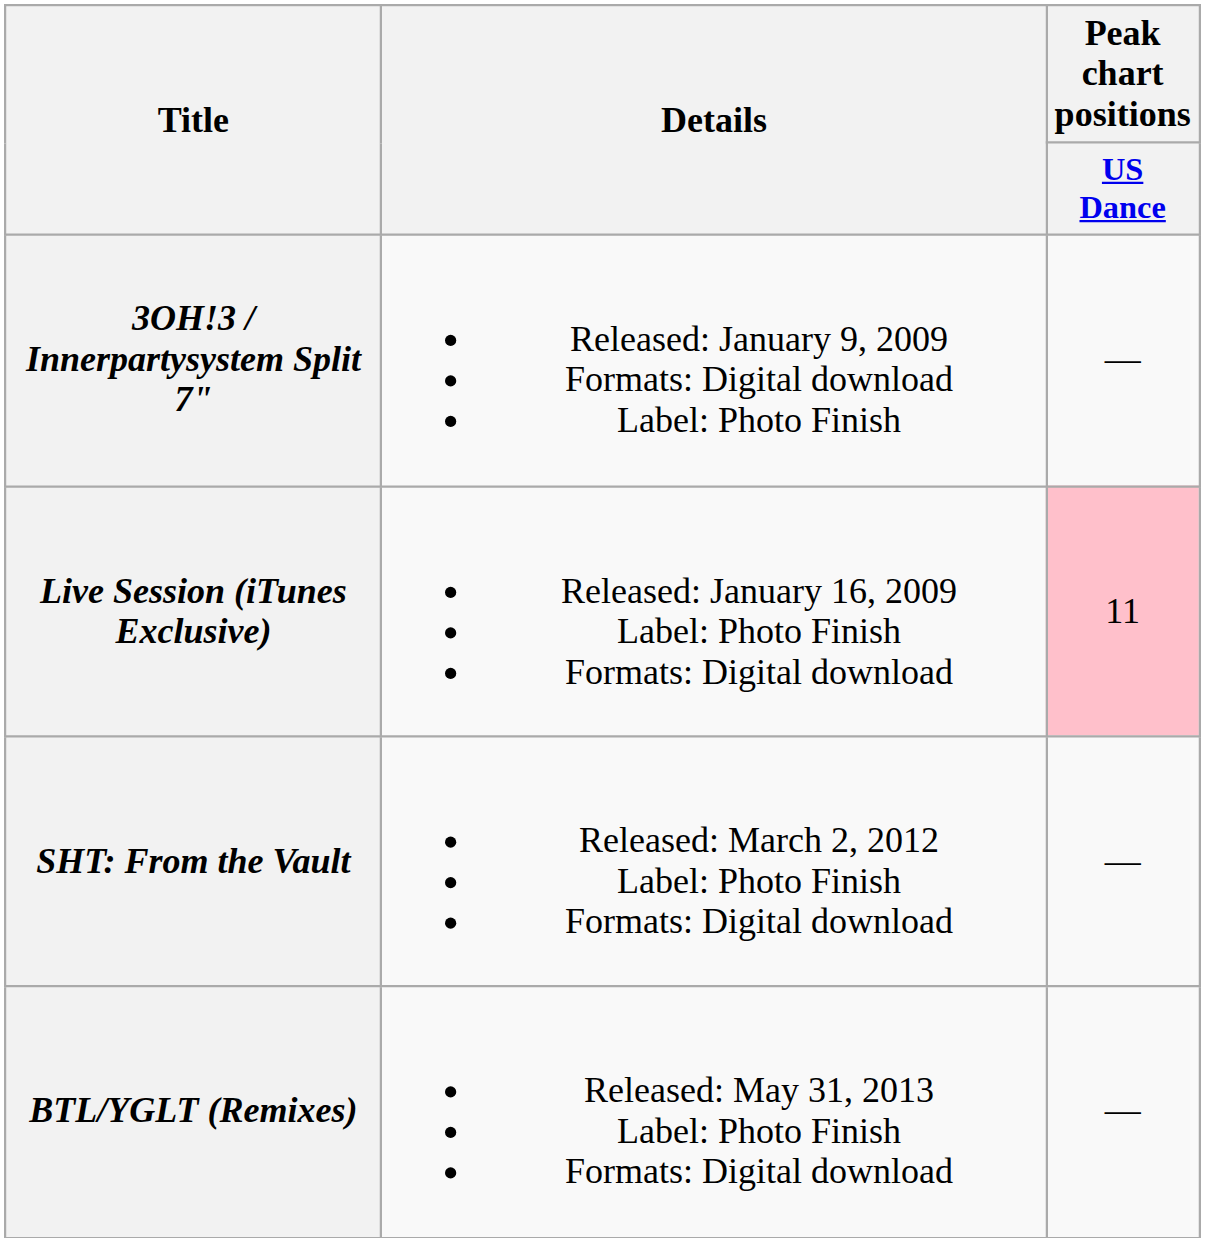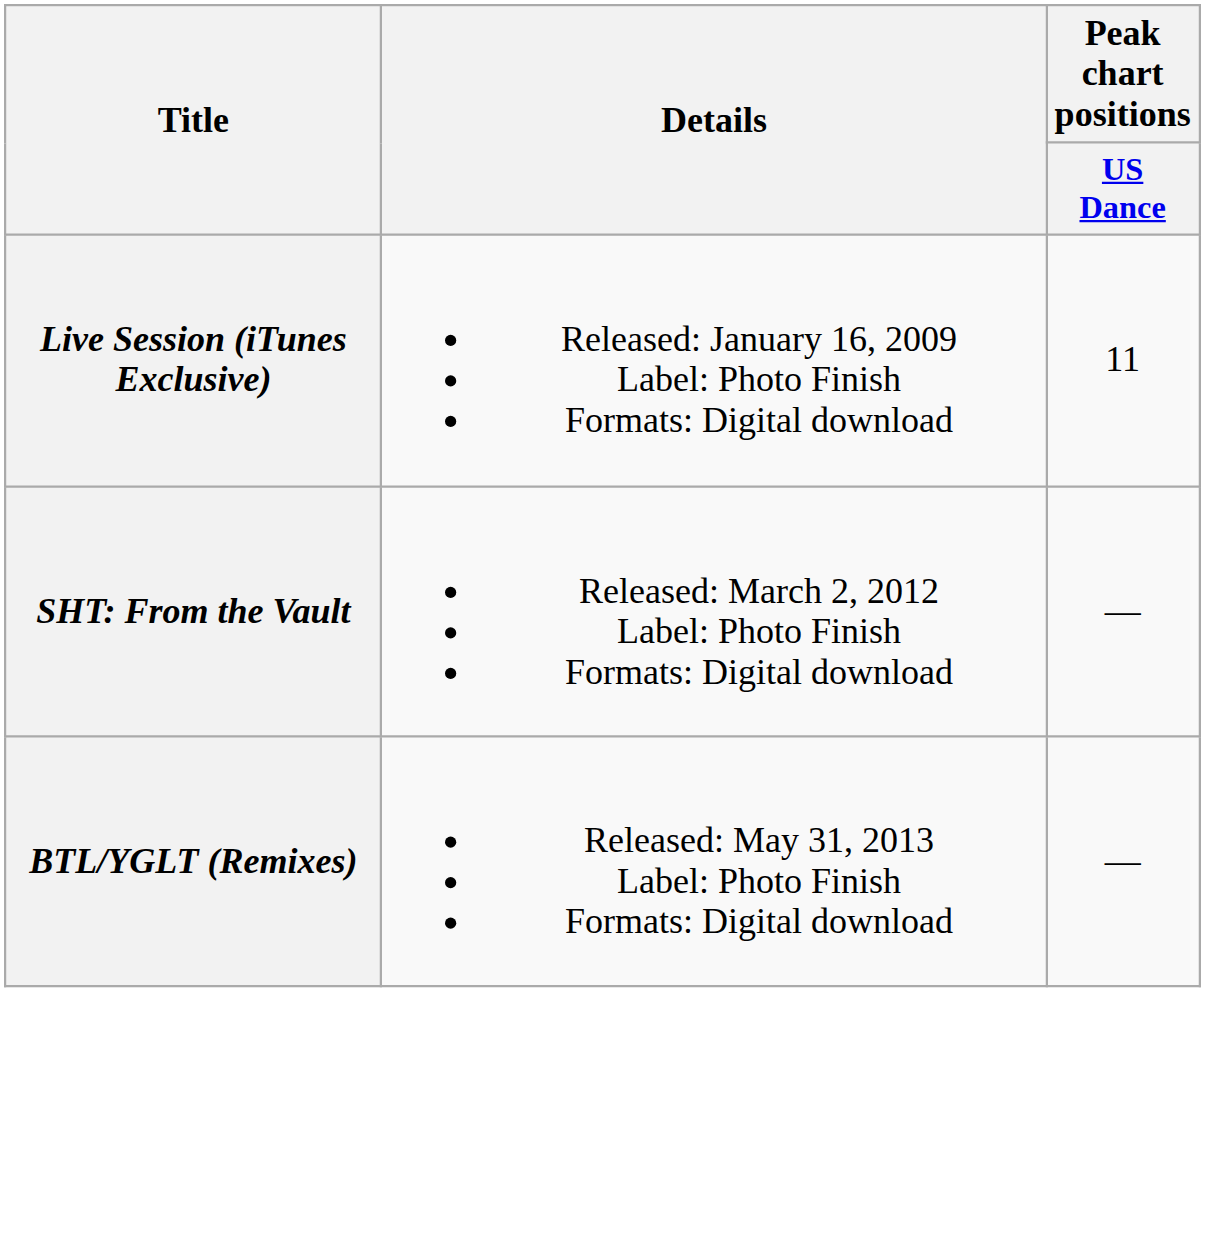- row: (193, 359)
(1123, 610) pink background -> (1123, 359) no background
